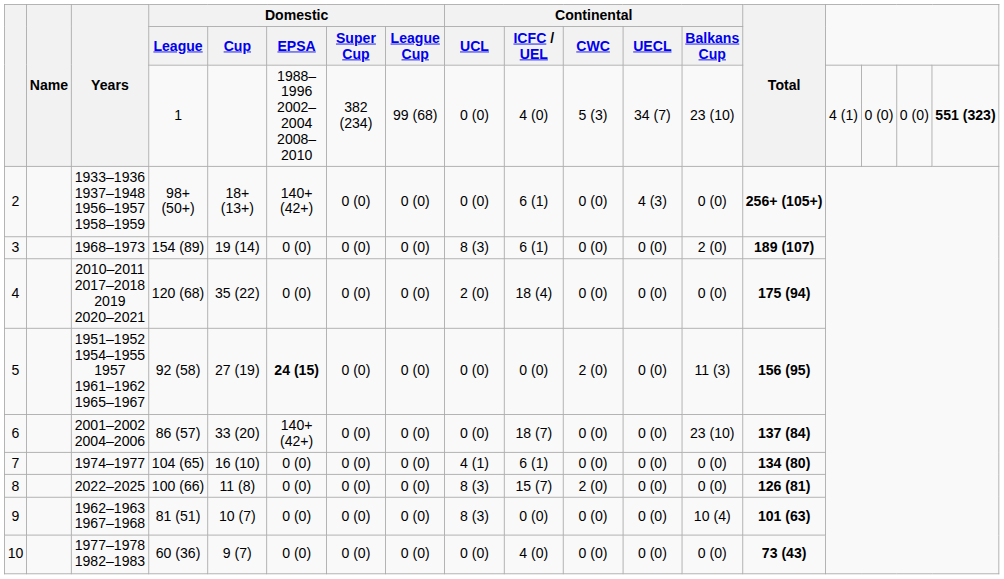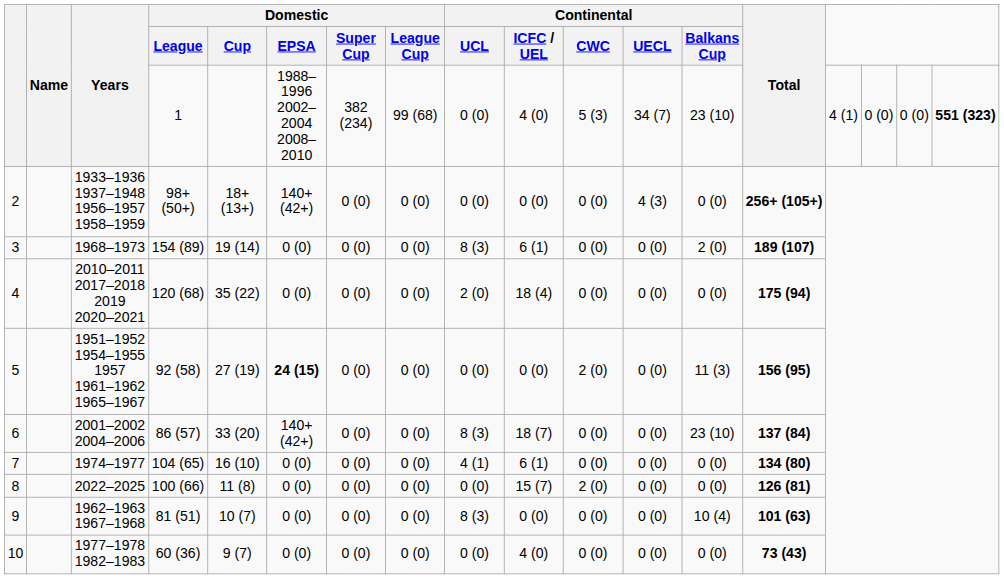(534, 201) 6 (1) -> (534, 201) 0 (0)
(474, 433) 0 (0) -> (474, 433) 8 (3)
(474, 485) 8 (3) -> (474, 485) 0 (0)
